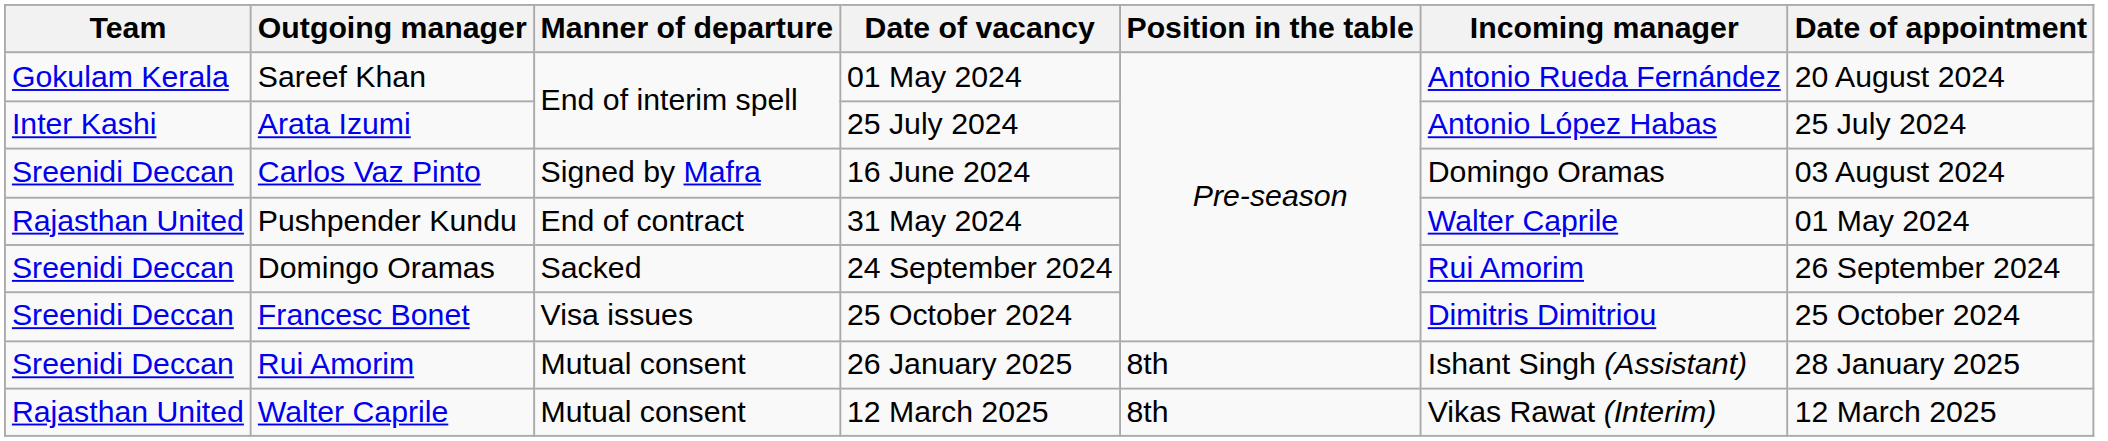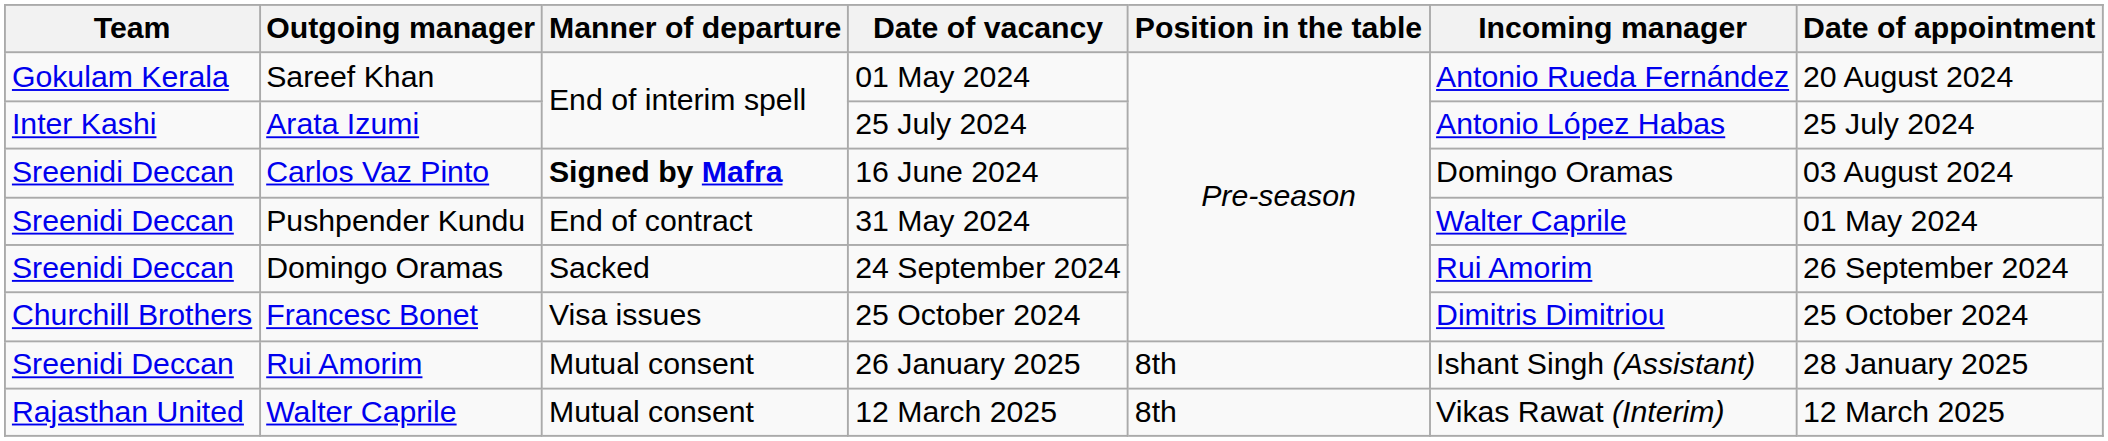(651, 172) normal -> (666, 172) bold
(128, 220) Rajasthan United -> (123, 220) Sreenidi Deccan
(123, 316) Sreenidi Deccan -> (132, 316) Churchill Brothers
